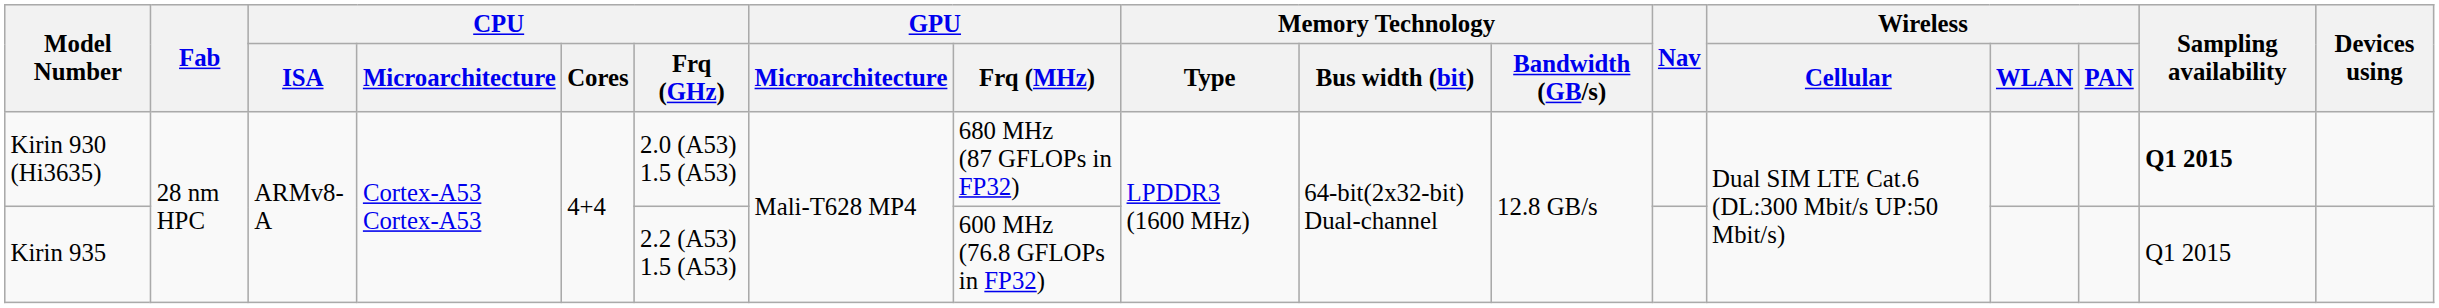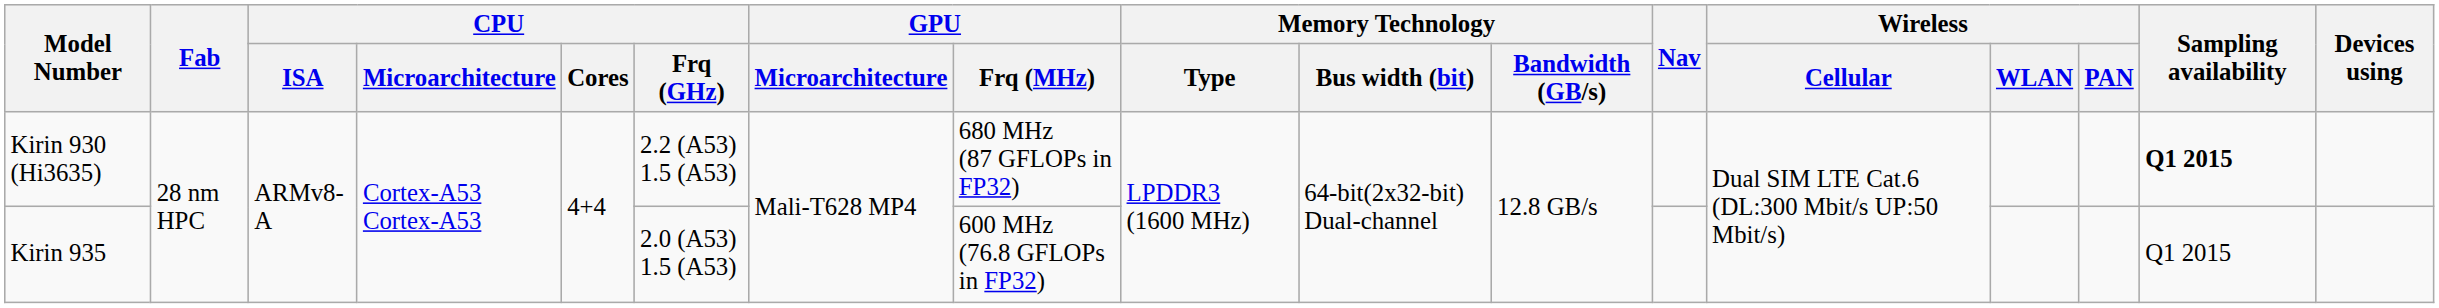(688, 158) 2.0 (A53) 1.5 (A53) -> (688, 158) 2.2 (A53) 1.5 (A53)
(688, 253) 2.2 (A53) 1.5 (A53) -> (688, 253) 2.0 (A53) 1.5 (A53)
